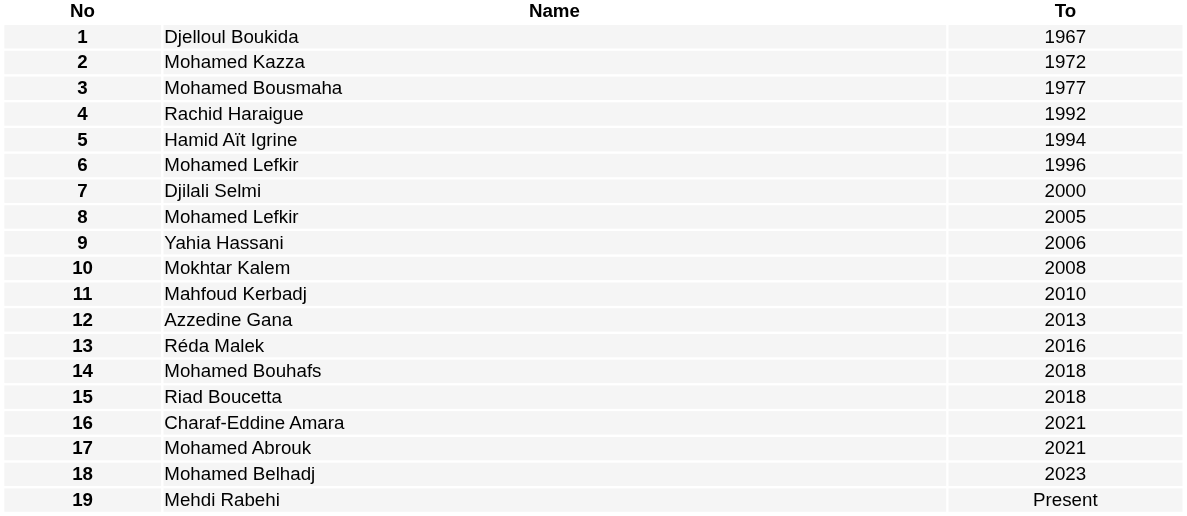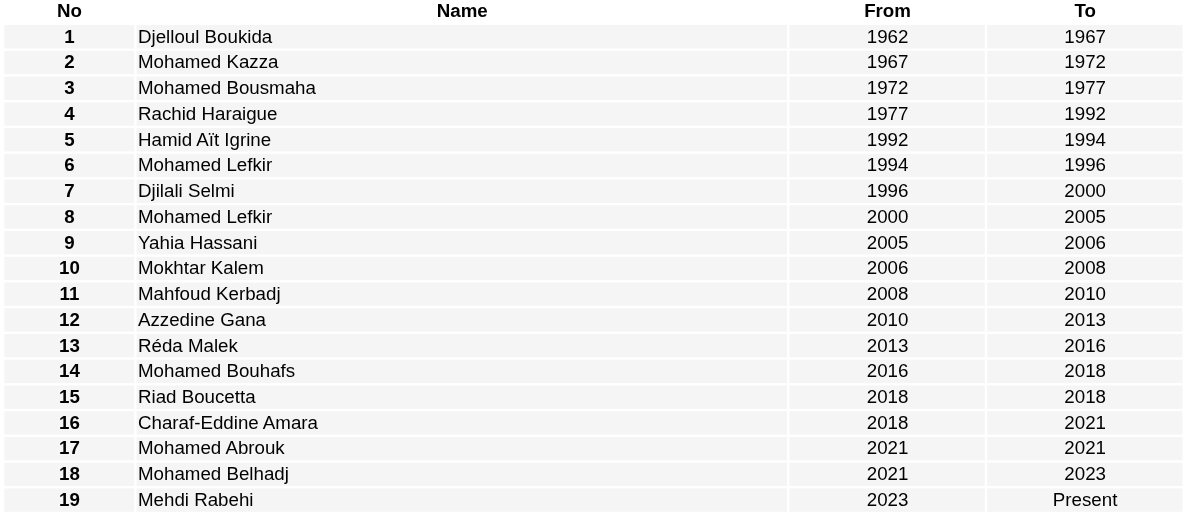+ column: (888, 10)
